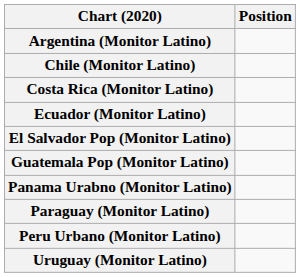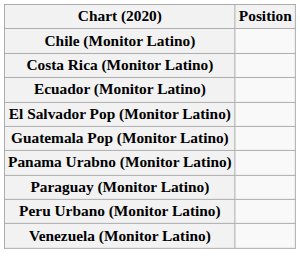- row: (120, 41)
- row: (120, 260)
+ row: (120, 235)
